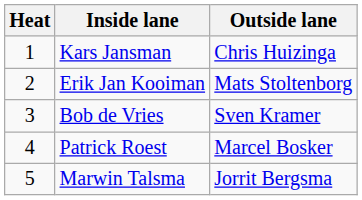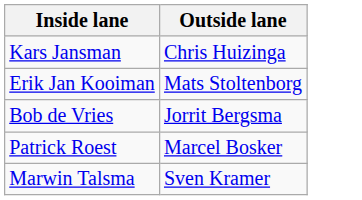- column: (30, 20)
(267, 115) Sven Kramer -> (223, 115) Jorrit Bergsma
(273, 178) Jorrit Bergsma -> (217, 178) Sven Kramer
